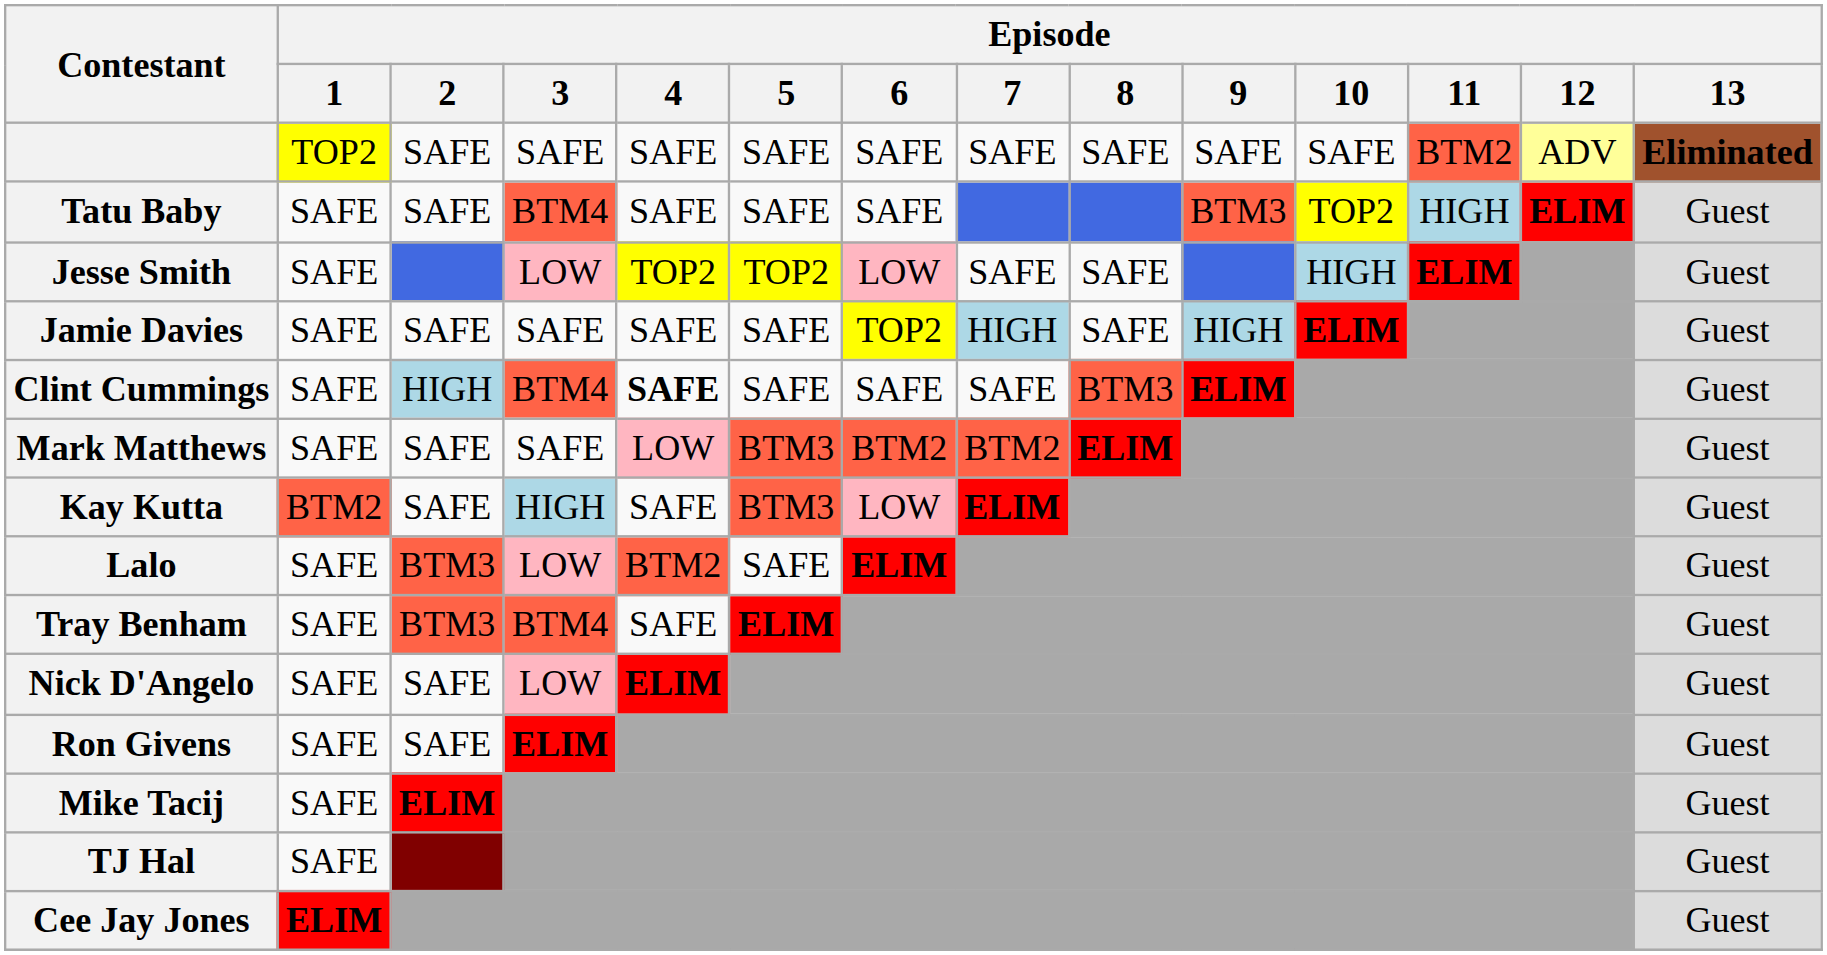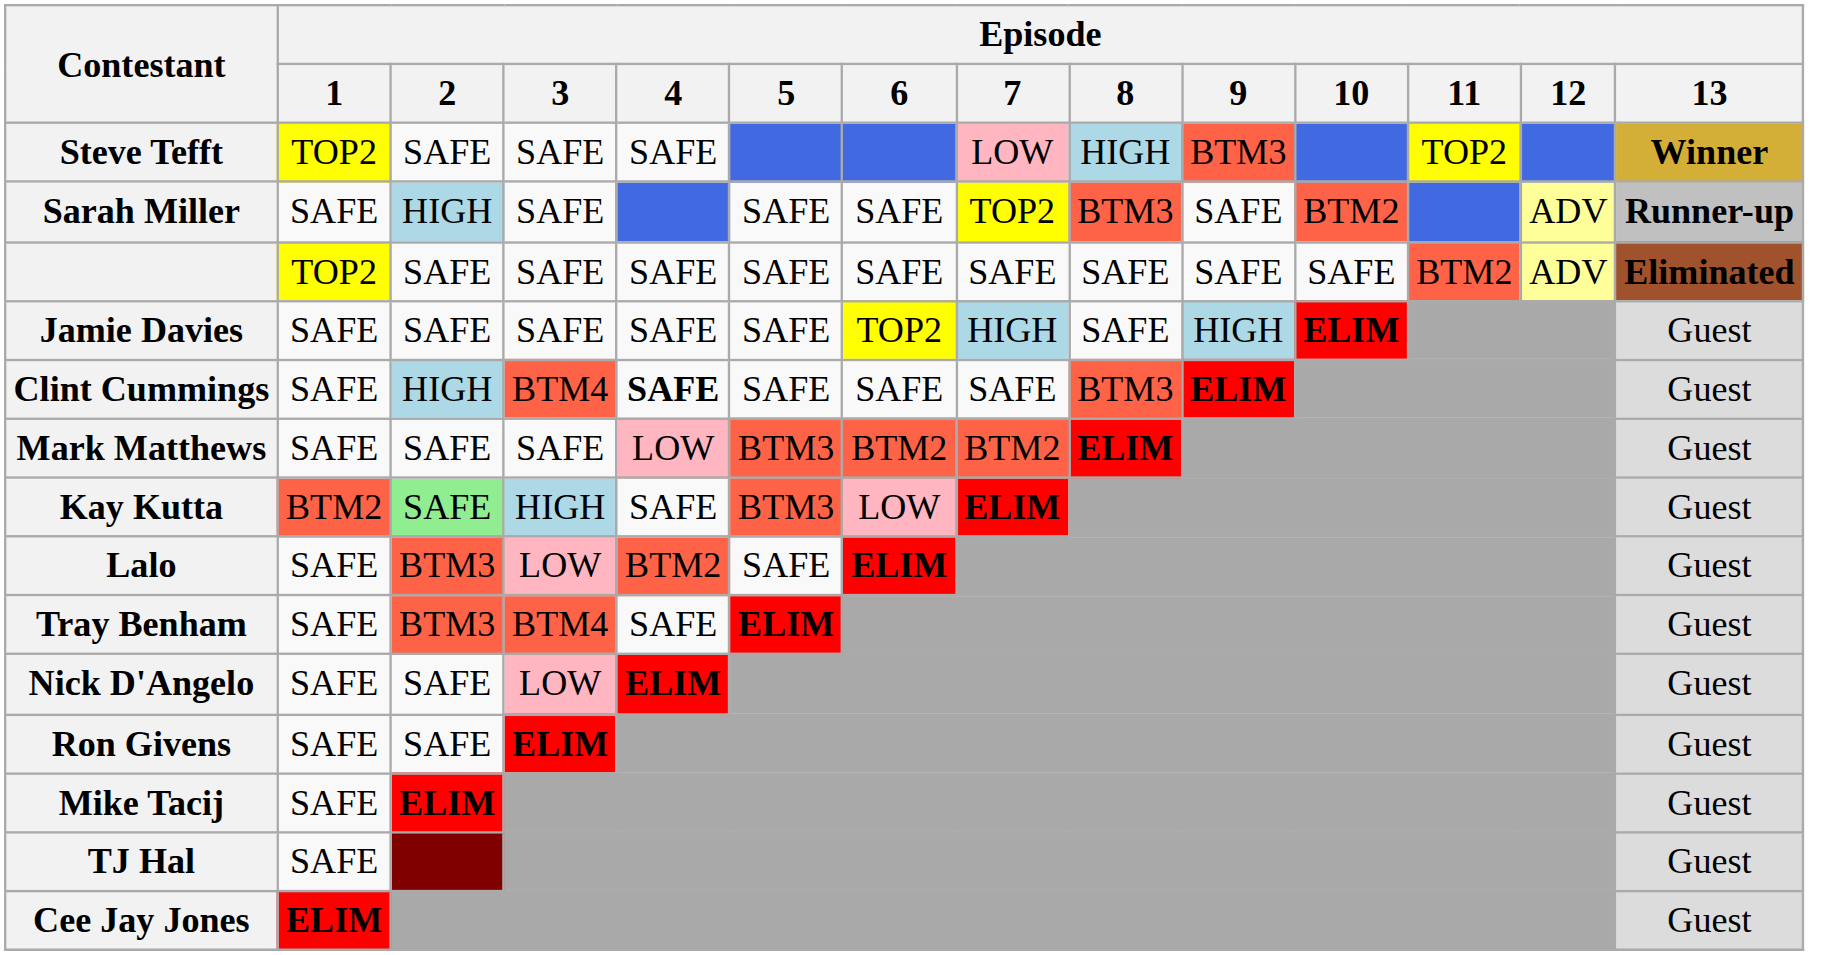+ row: (141, 152)
+ row: (141, 211)
- row: (141, 211)
- row: (141, 270)
(447, 506) no background -> (447, 506) lightgreen background
